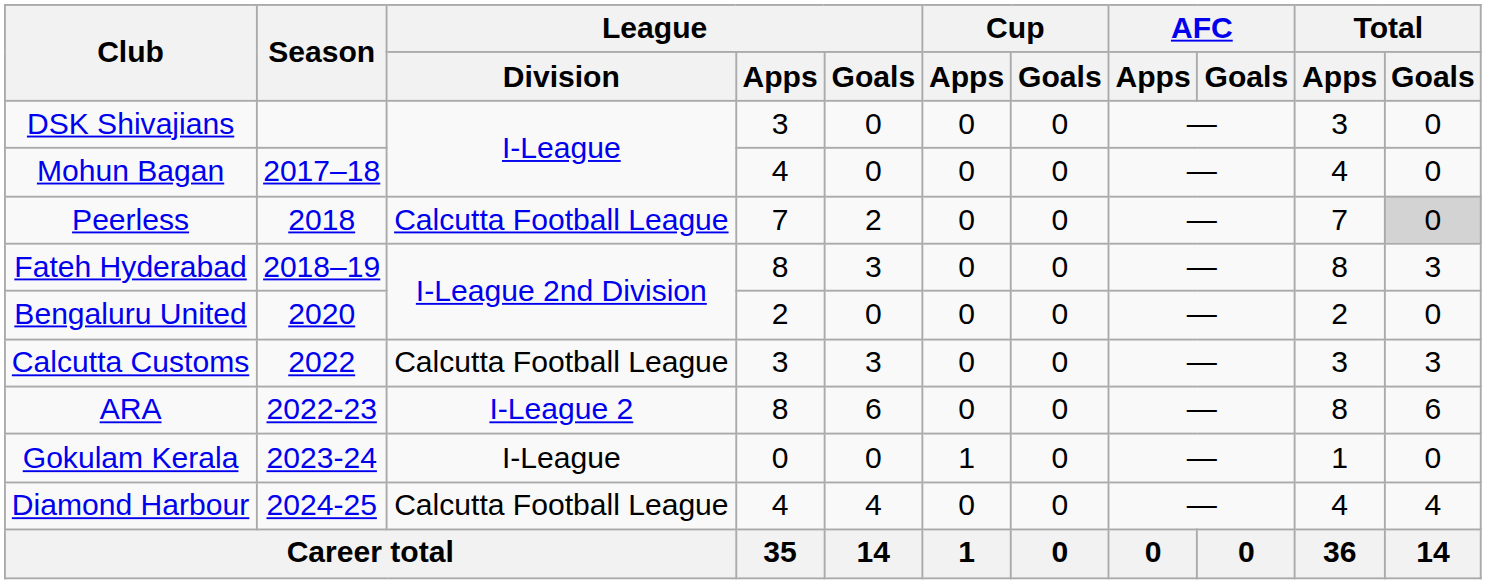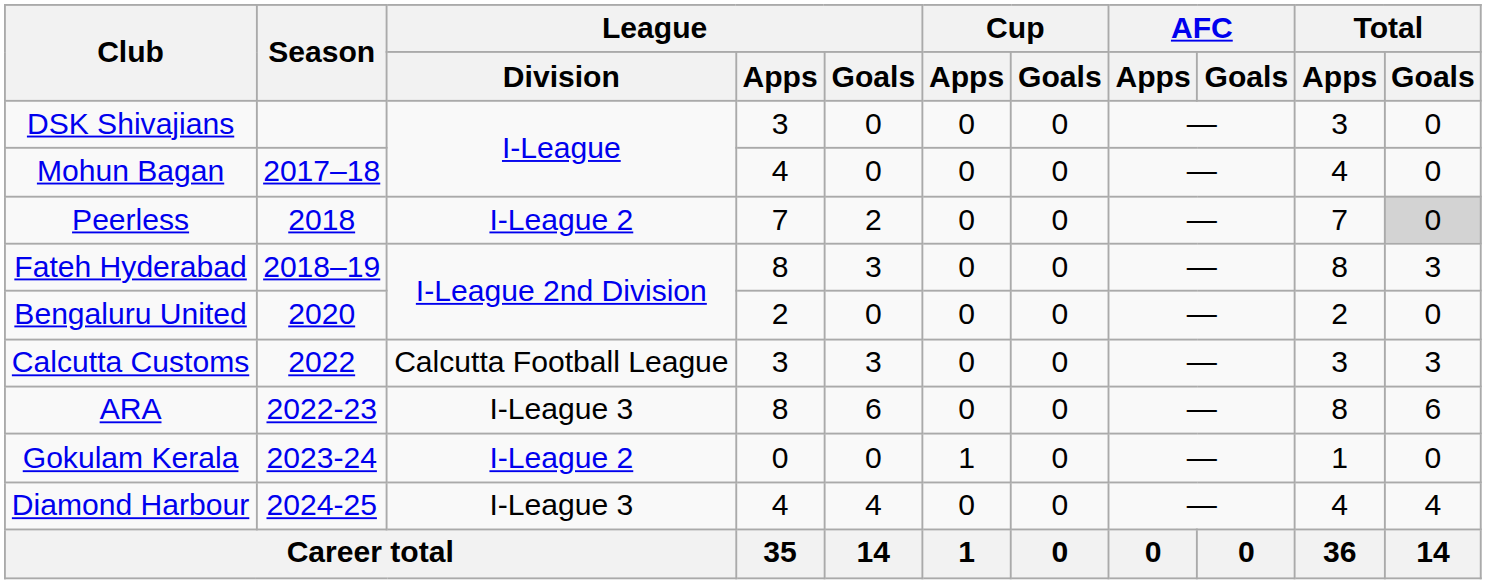(561, 219) Calcutta Football League -> (561, 219) I-League 2
(561, 409) I-League 2 -> (561, 409) I-League 3
(561, 457) I-League -> (561, 457) I-League 2
(561, 505) Calcutta Football League -> (561, 505) I-League 3
